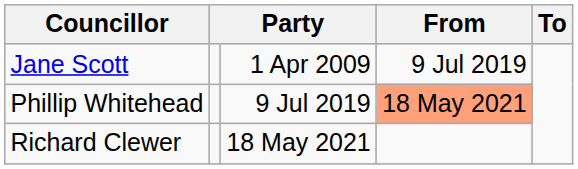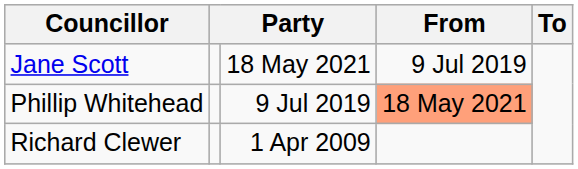(310, 63) 1 Apr 2009 -> (299, 63) 18 May 2021
(299, 143) 18 May 2021 -> (310, 143) 1 Apr 2009
